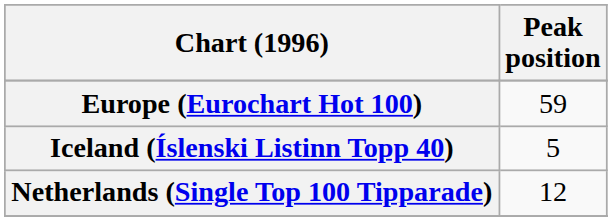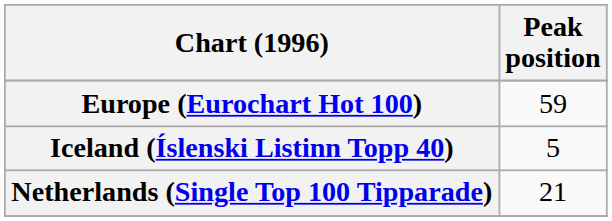(553, 192) 12 -> (553, 192) 21
